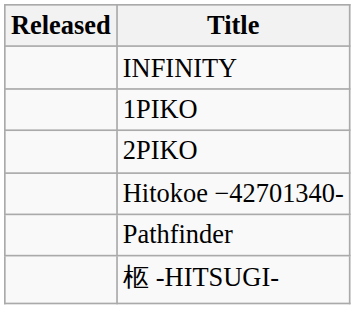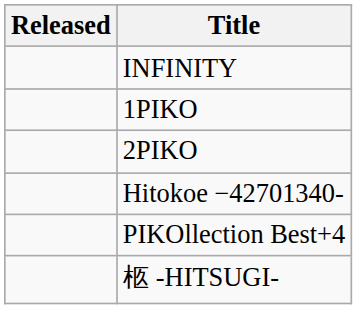+ row: (234, 234)
- row: (178, 234)
